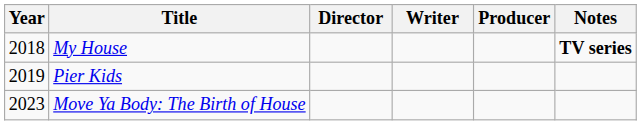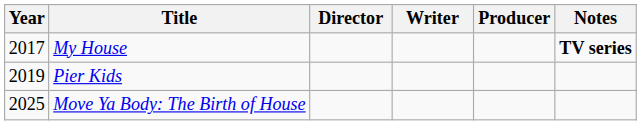(27, 47) 2018 -> (27, 47) 2017
(27, 104) 2023 -> (27, 104) 2025
